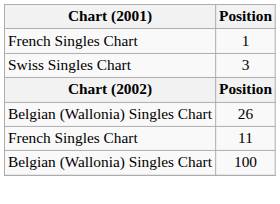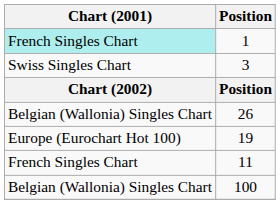(73, 41) no background -> (73, 41) paleturquoise background
+ row: (246, 138)
